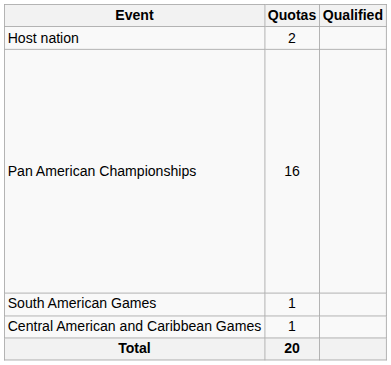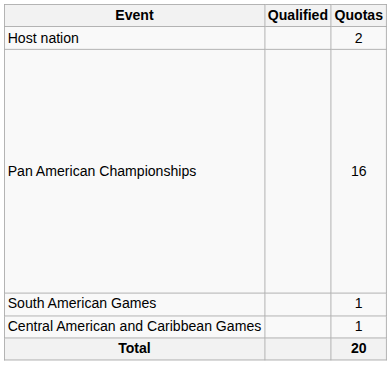columns swapped: (292, 15) <-> (353, 15)
